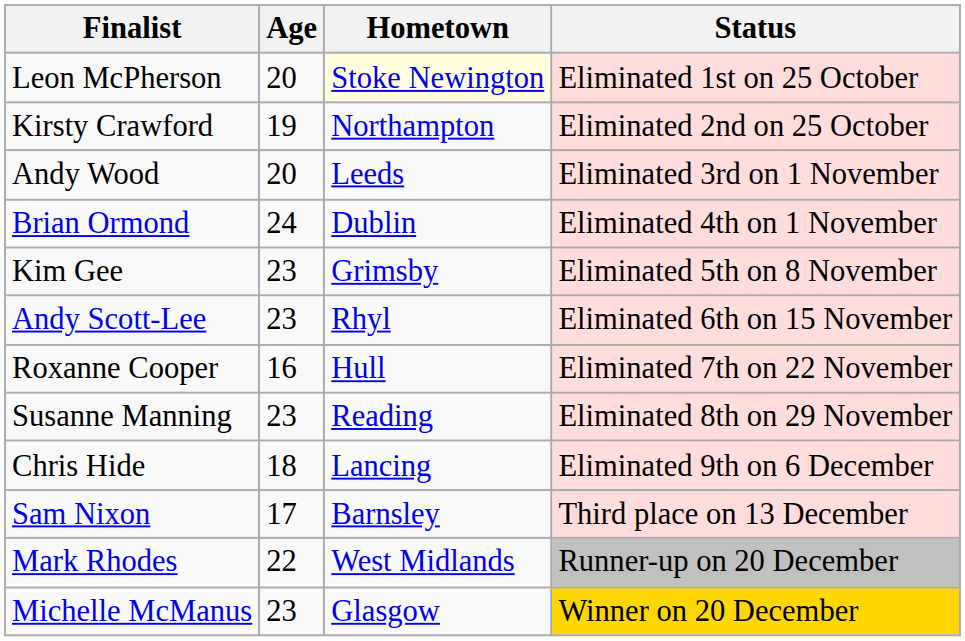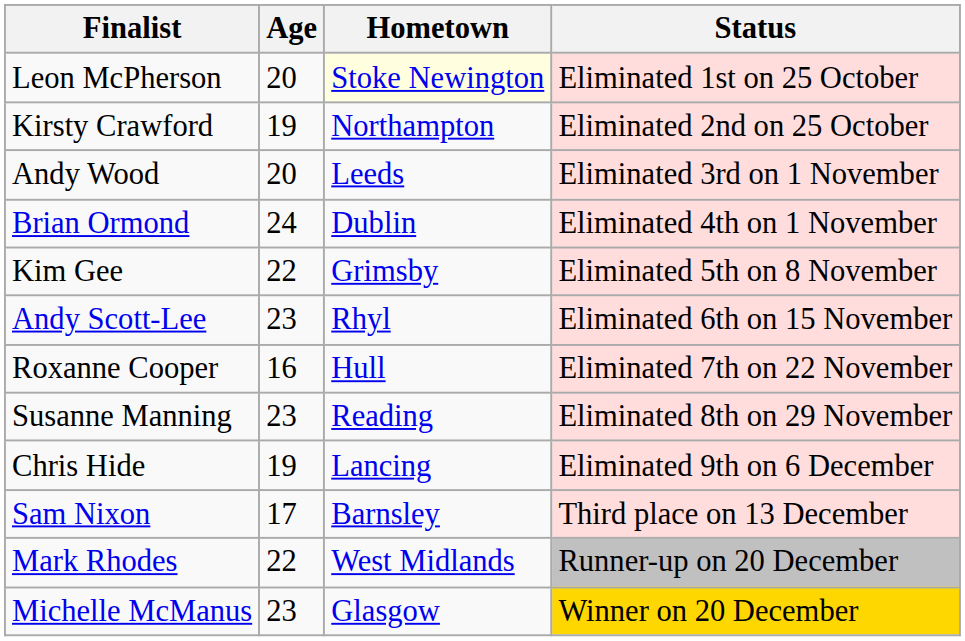(282, 271) 23 -> (282, 271) 22
(282, 464) 18 -> (282, 464) 19
